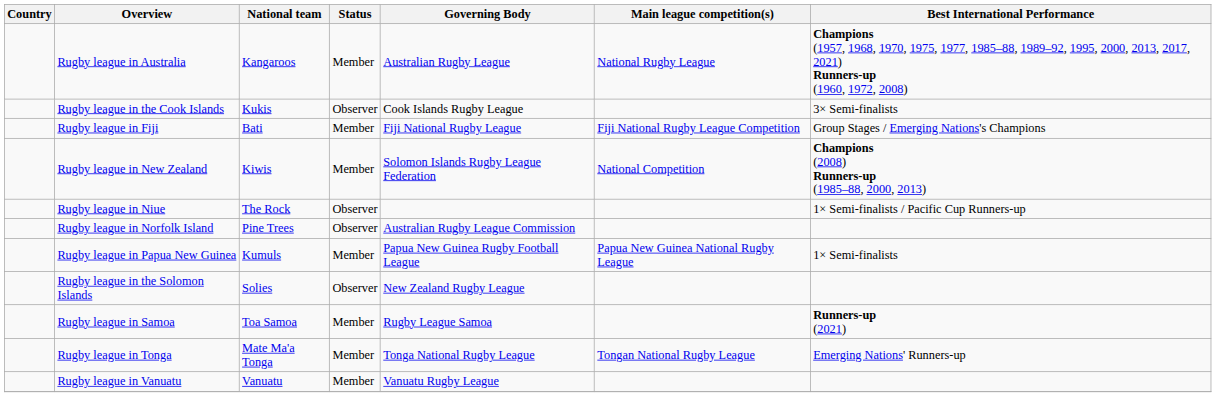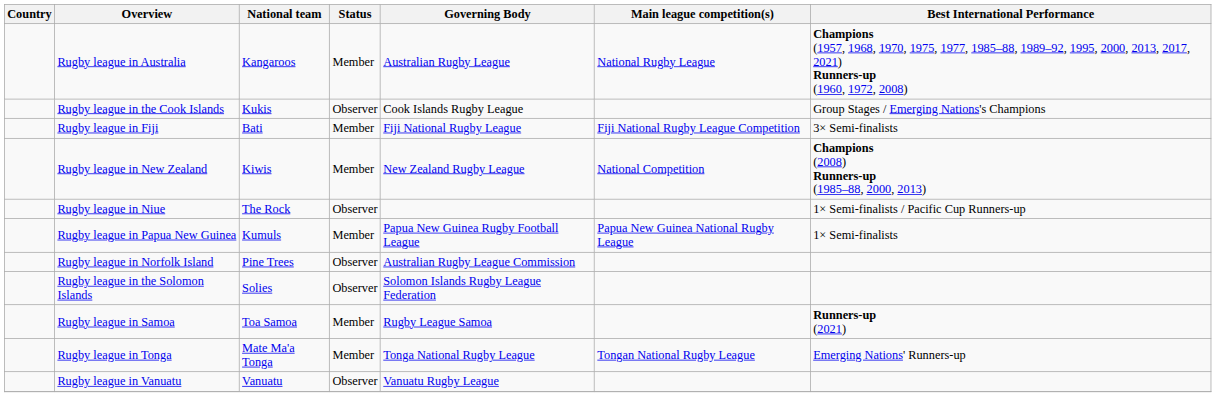(855, 108) 3× Semi-finalists -> (929, 108) Group Stages / Emerging Nations's Champions
(929, 128) Group Stages / Emerging Nations's Champions -> (855, 128) 3× Semi-finalists
(462, 168) Solomon Islands Rugby League Federation -> (454, 168) New Zealand Rugby League
rows swapped: (135, 228) <-> (147, 254)
(454, 288) New Zealand Rugby League -> (462, 288) Solomon Islands Rugby League Federation
(353, 381) Member -> (355, 381) Observer
